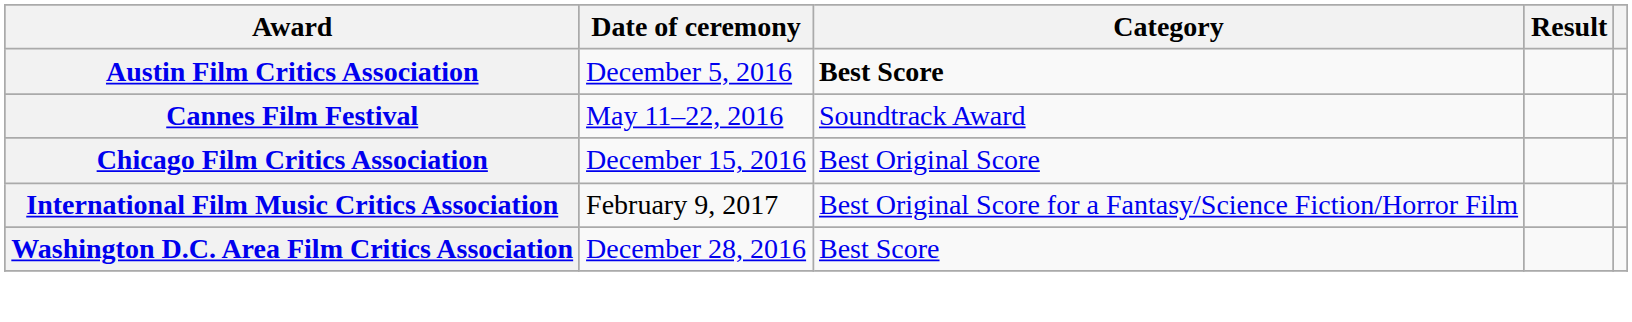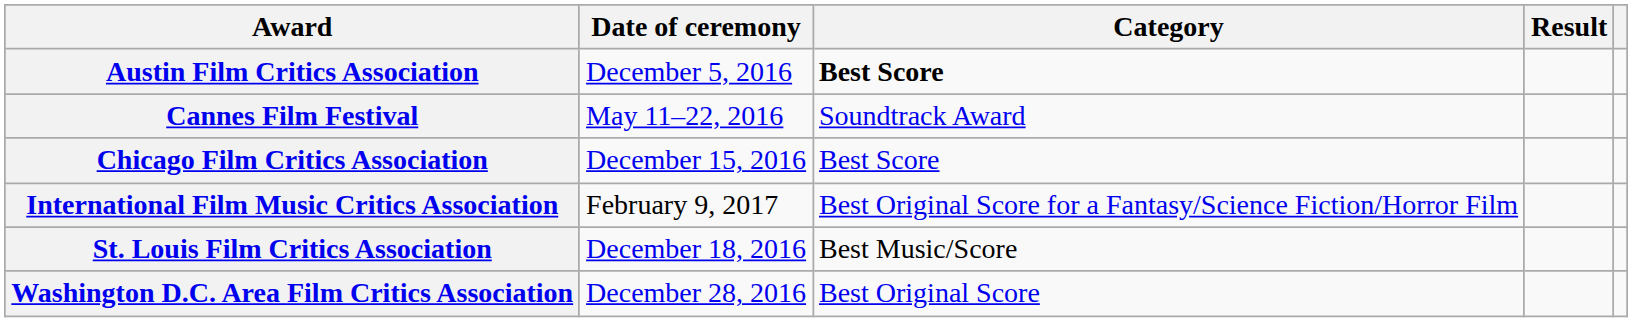(929, 159) Best Original Score -> (879, 159) Best Score
+ row: (292, 248)
(879, 248) Best Score -> (929, 293) Best Original Score
